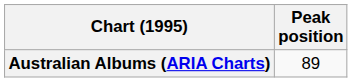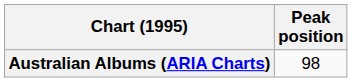(311, 63) 89 -> (311, 63) 98
